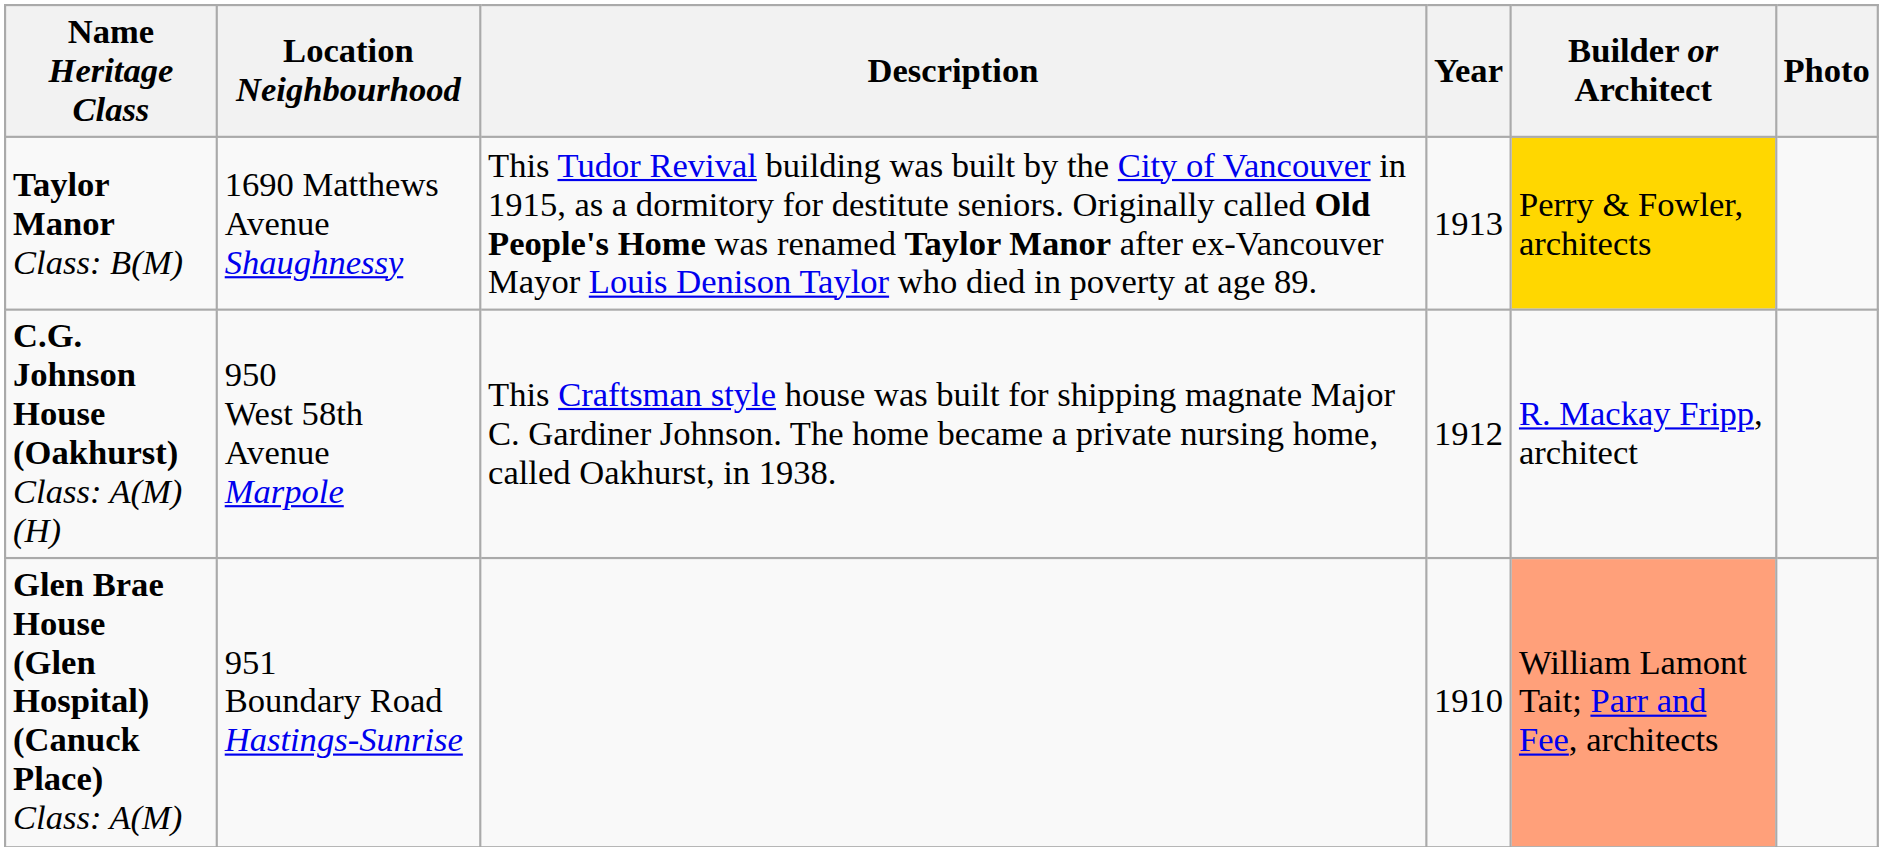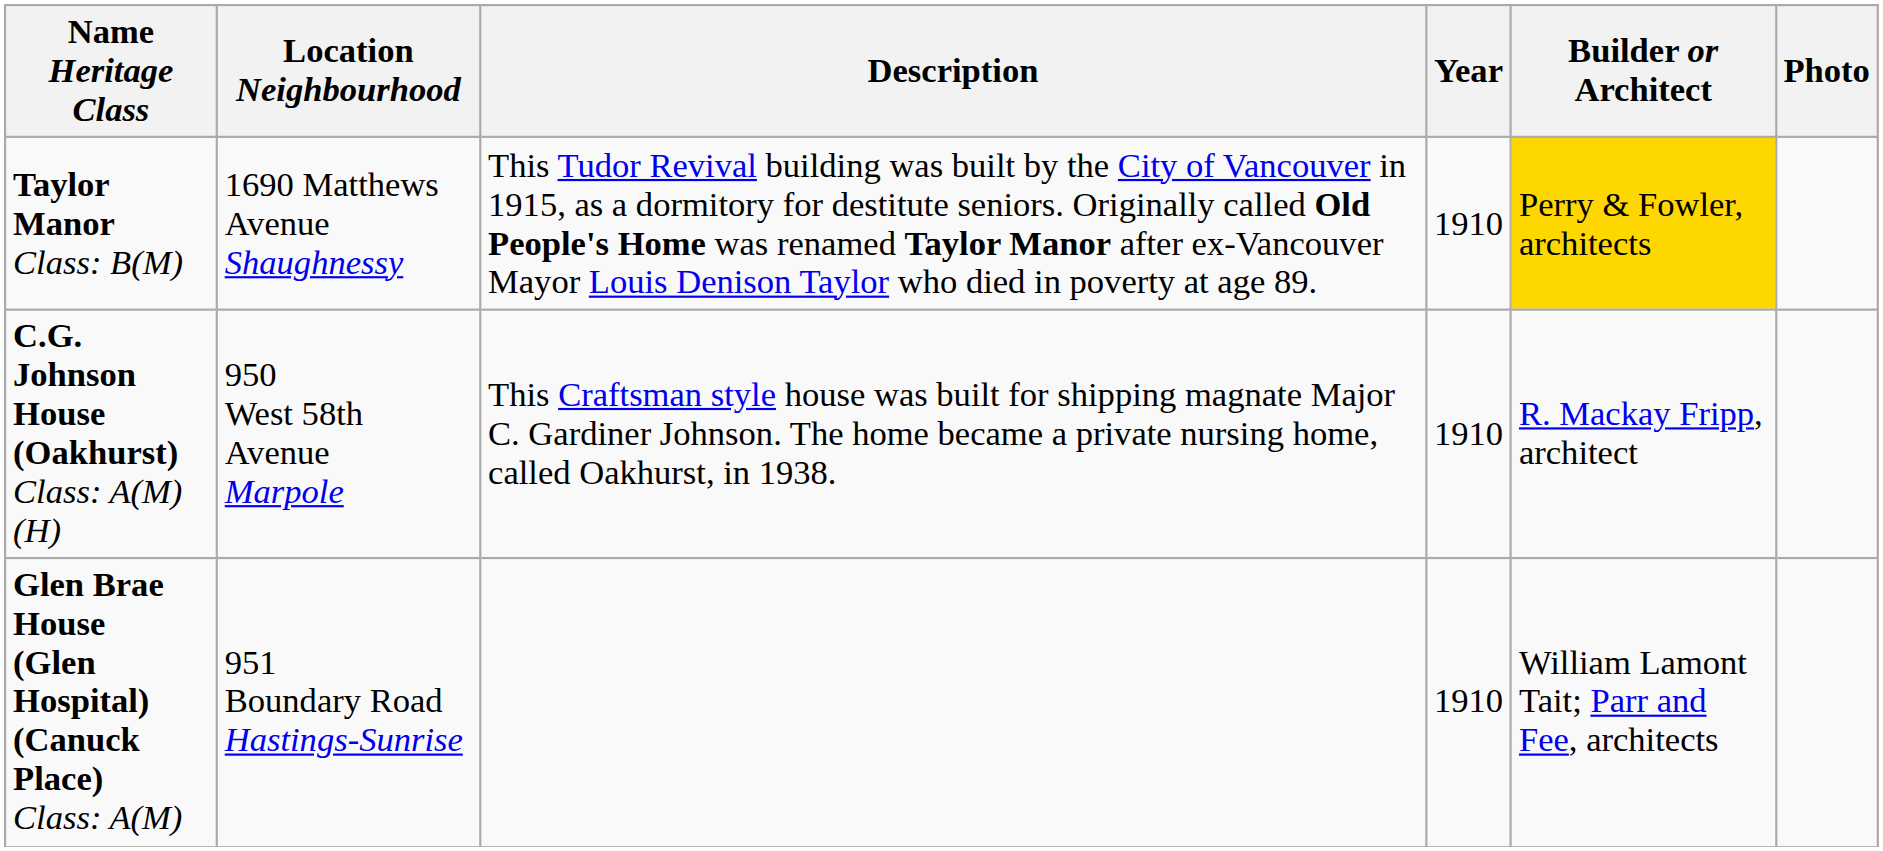(1468, 222) 1913 -> (1468, 222) 1910
(1468, 433) 1912 -> (1468, 433) 1910
(1633, 701) lightsalmon background -> (1633, 701) no background
